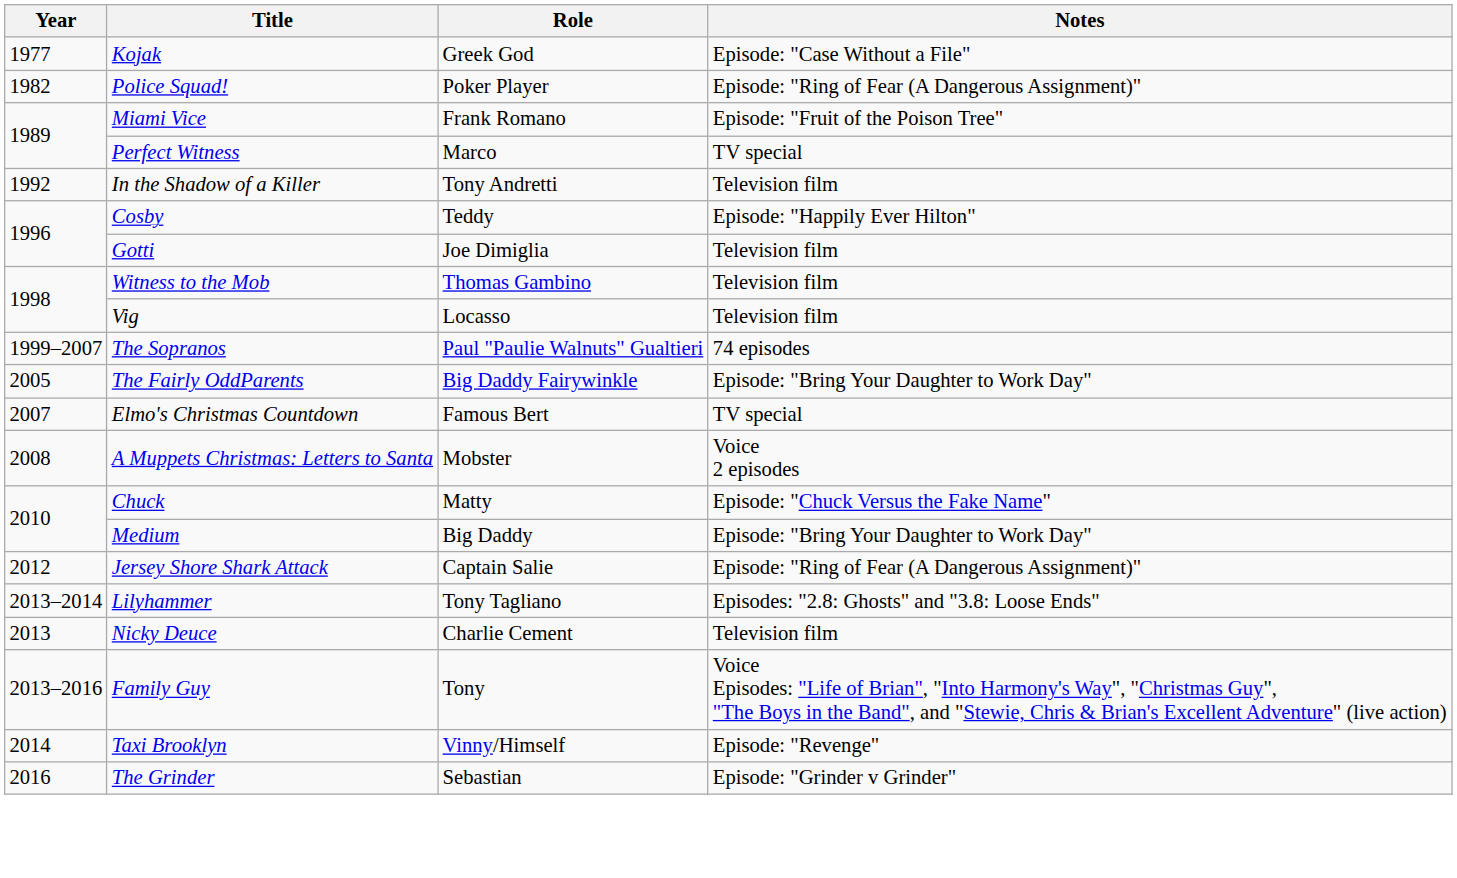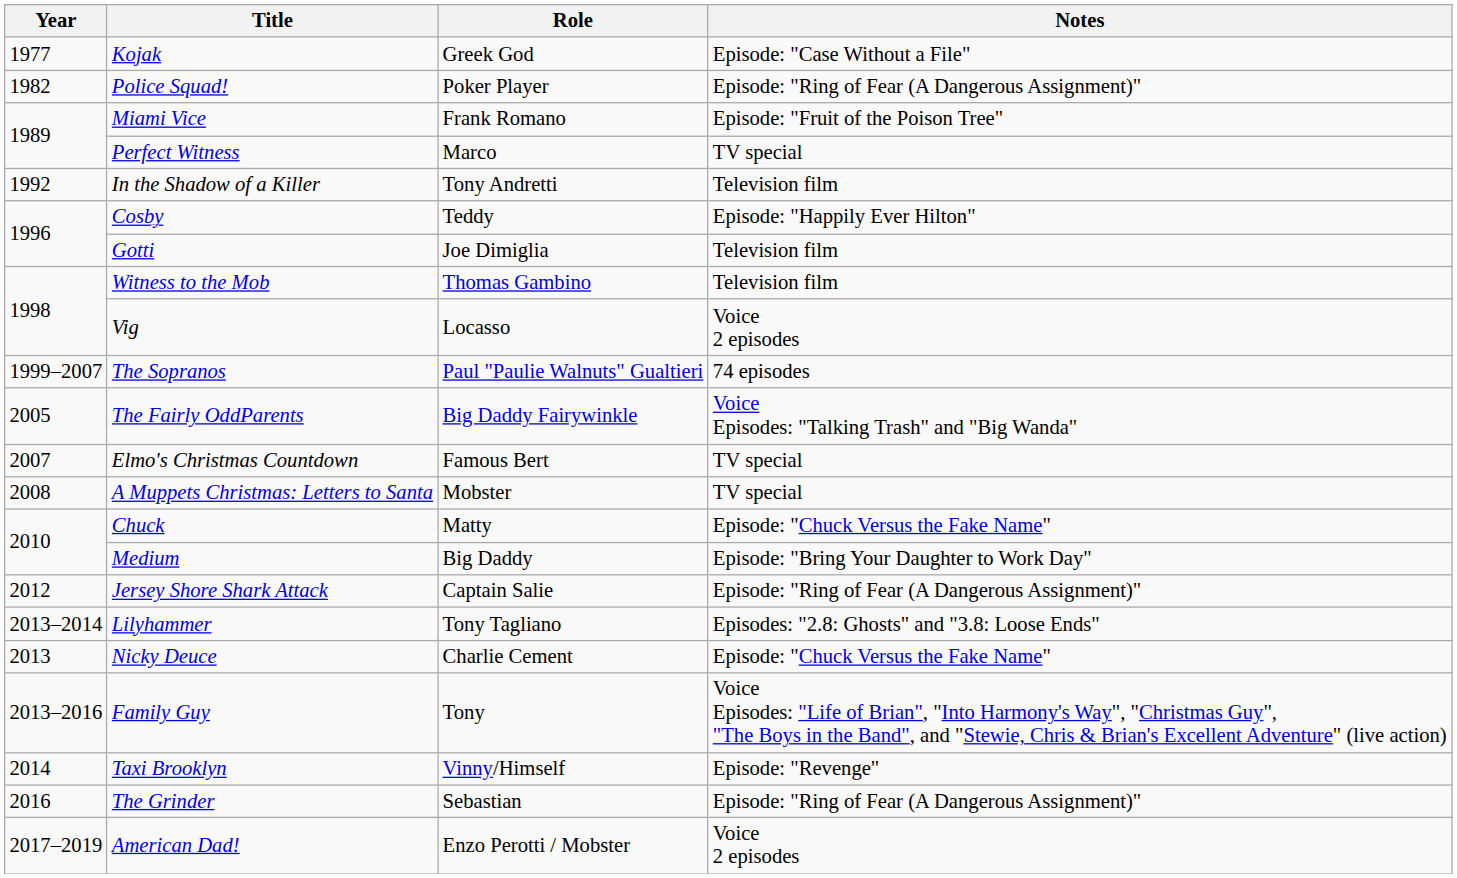(775, 315) Television film -> (756, 327) Voice 2 episodes
(902, 380) Episode: "Bring Your Daughter to Work Day" -> (895, 415) Voice Episodes: "Talking Trash" and "Big Wanda"
(756, 458) Voice 2 episodes -> (758, 492) TV special
(775, 633) Television film -> (882, 656) Episode: "Chuck Versus the Fake Name"
(834, 777) Episode: "Grinder v Grinder" -> (927, 801) Episode: "Ring of Fear (A Dangerous Assignment)"
+ row: (176, 845)
